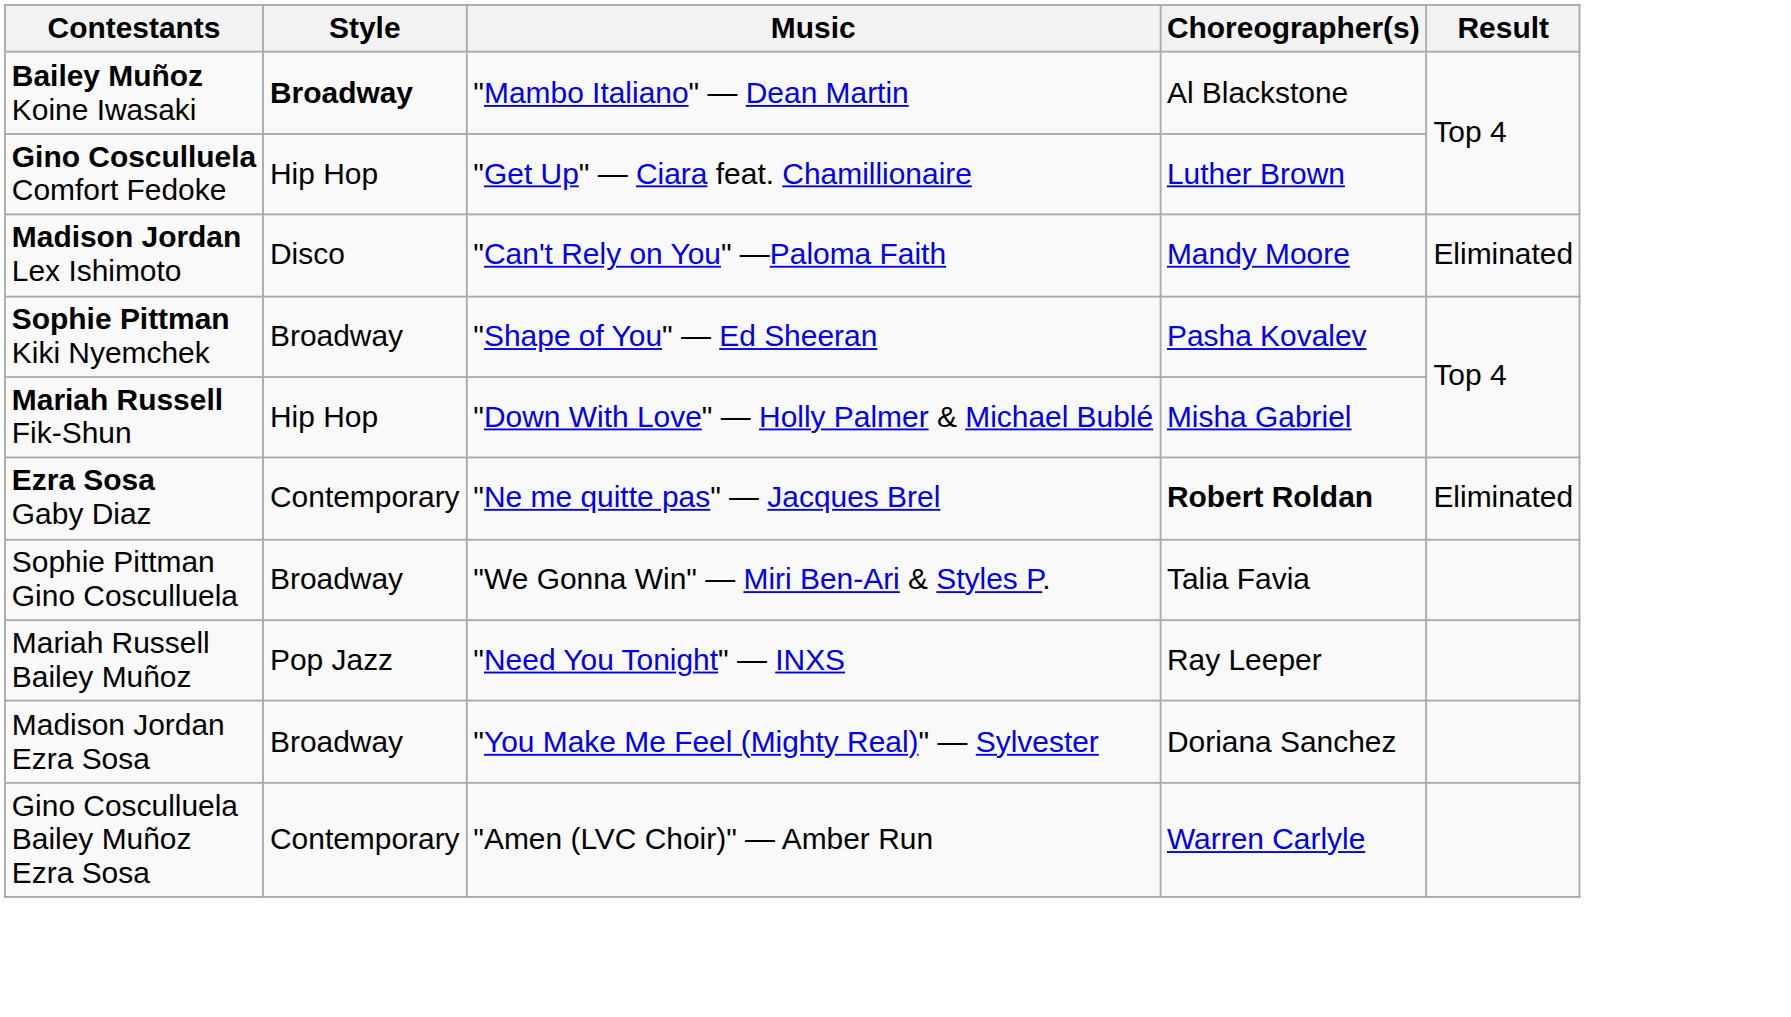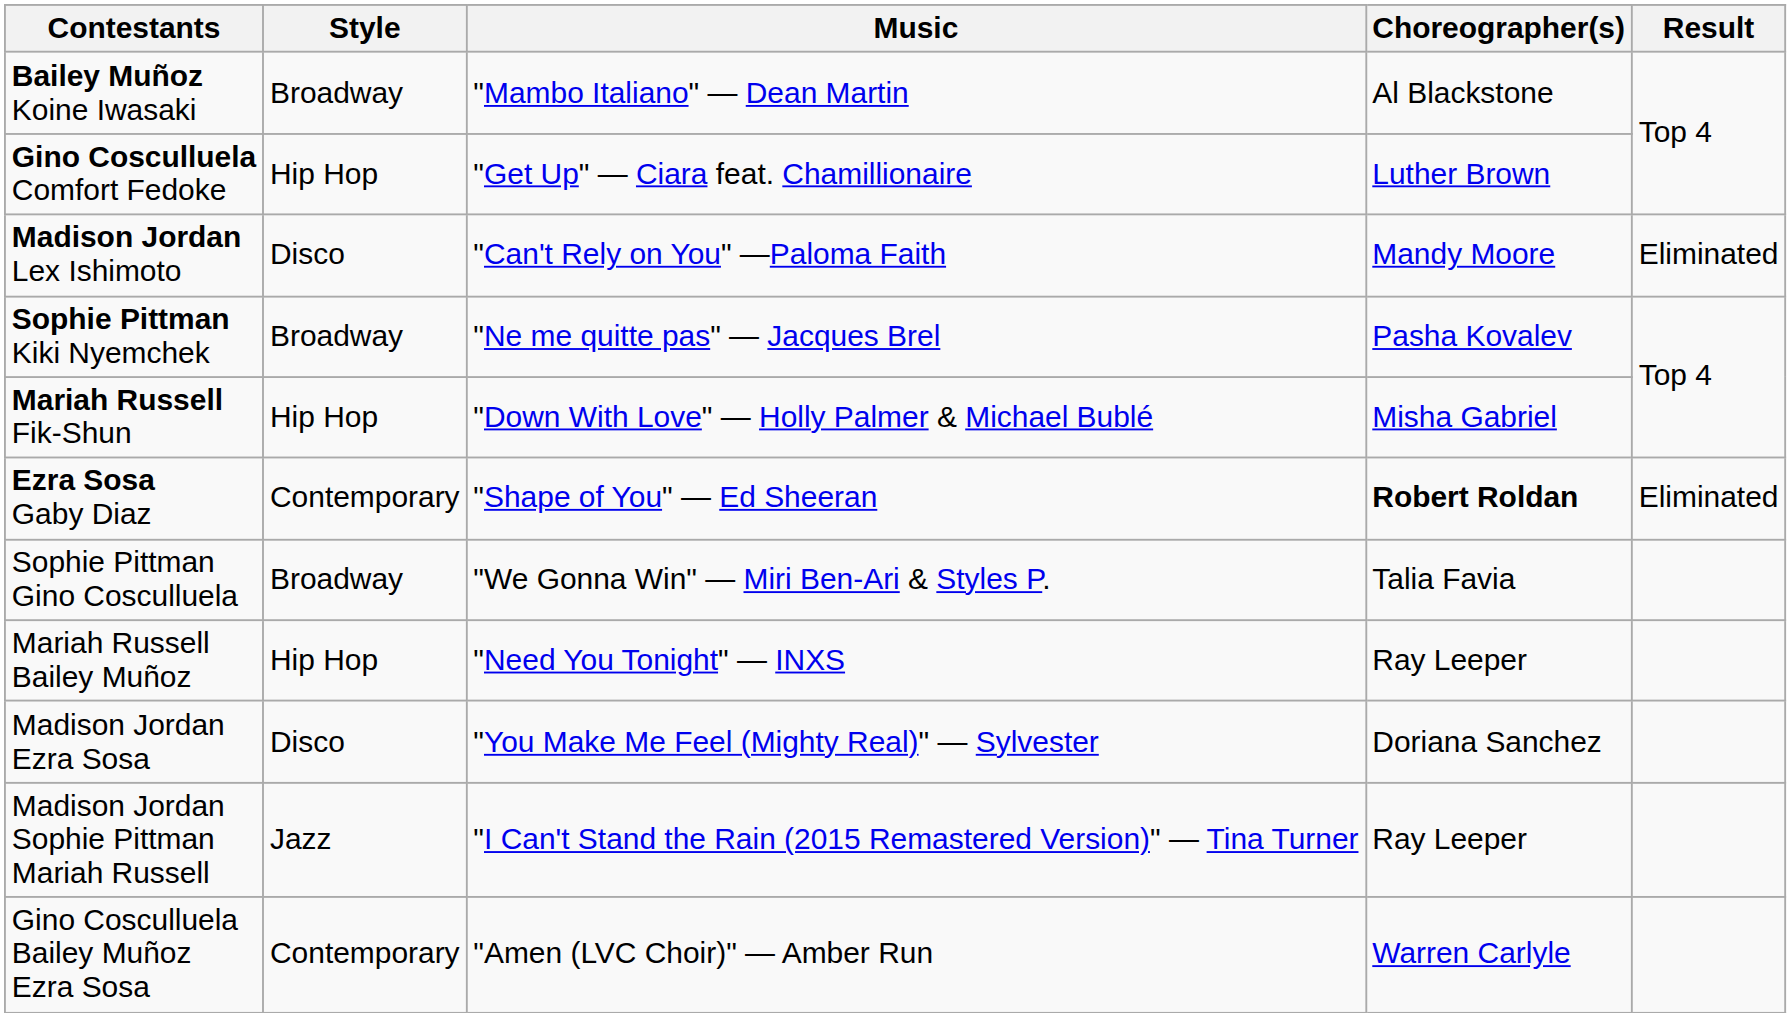(342, 92) bold -> (337, 92) normal
(675, 335) "Shape of You" — Ed Sheeran -> (707, 335) "Ne me quitte pas" — Jacques Brel
(707, 498) "Ne me quitte pas" — Jacques Brel -> (675, 498) "Shape of You" — Ed Sheeran
(332, 660) Pop Jazz -> (324, 660) Hip Hop
(337, 741) Broadway -> (307, 741) Disco
+ row: (118, 839)
